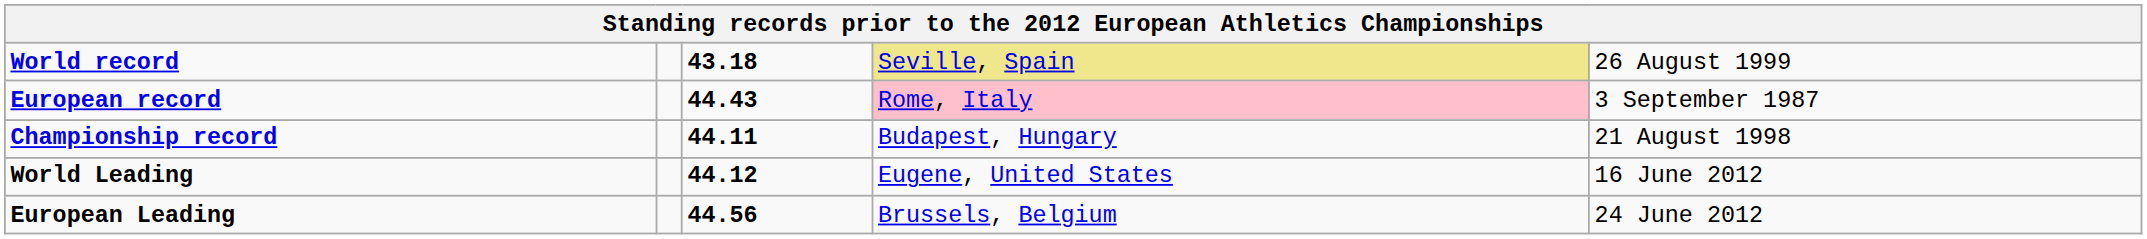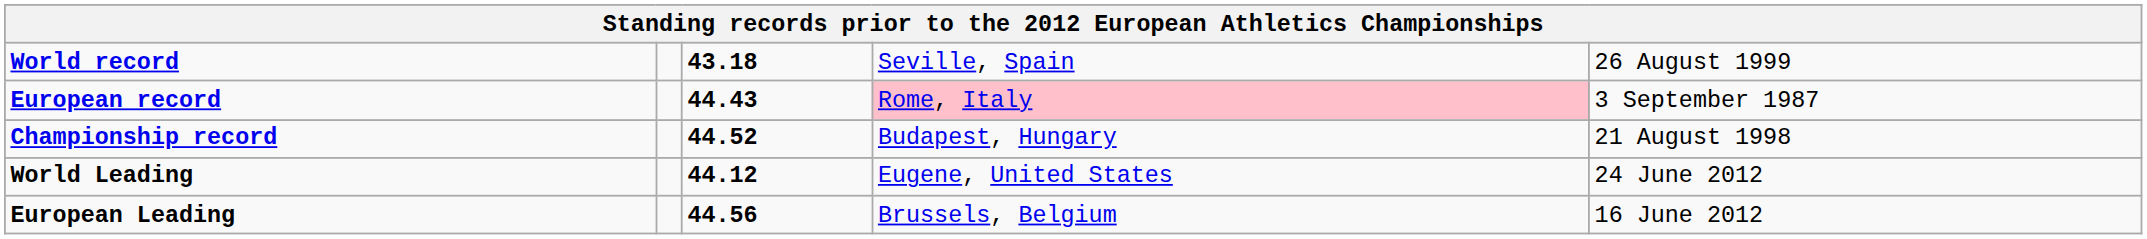(976, 62) khaki background -> (976, 62) no background
(723, 138) 44.11 -> (723, 138) 44.52
(1679, 177) 16 June 2012 -> (1679, 177) 24 June 2012
(1679, 215) 24 June 2012 -> (1679, 215) 16 June 2012
